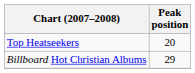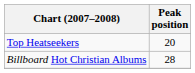(170, 59) 29 -> (170, 59) 28
